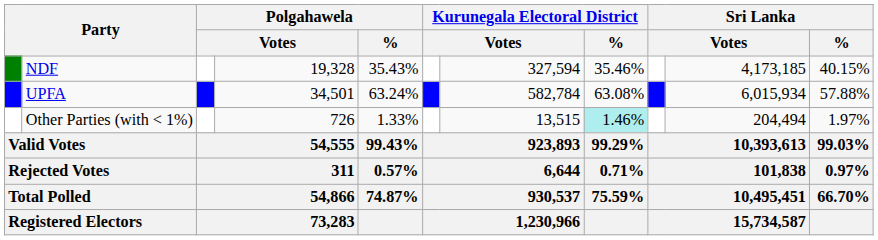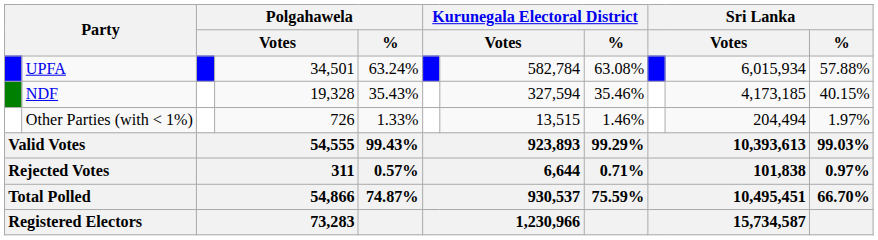rows swapped: (46, 94) <-> (42, 68)
(623, 119) paleturquoise background -> (623, 119) no background
